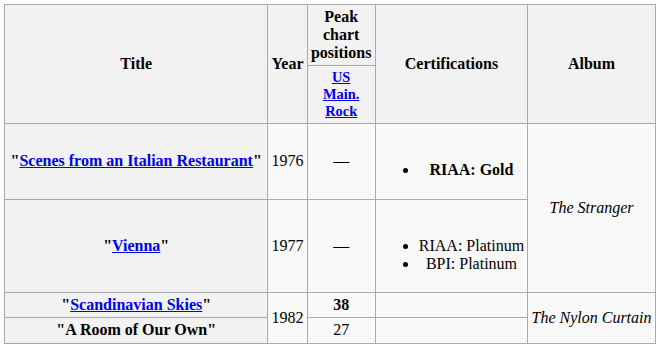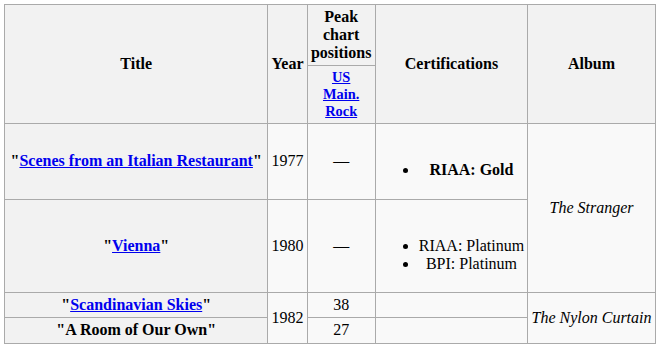(288, 161) 1976 -> (288, 161) 1977
(288, 245) 1977 -> (288, 245) 1980
(341, 305) bold -> (341, 305) normal
